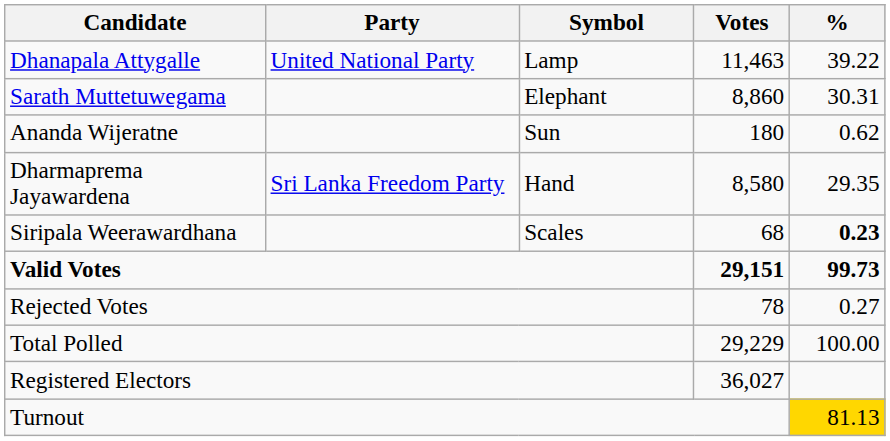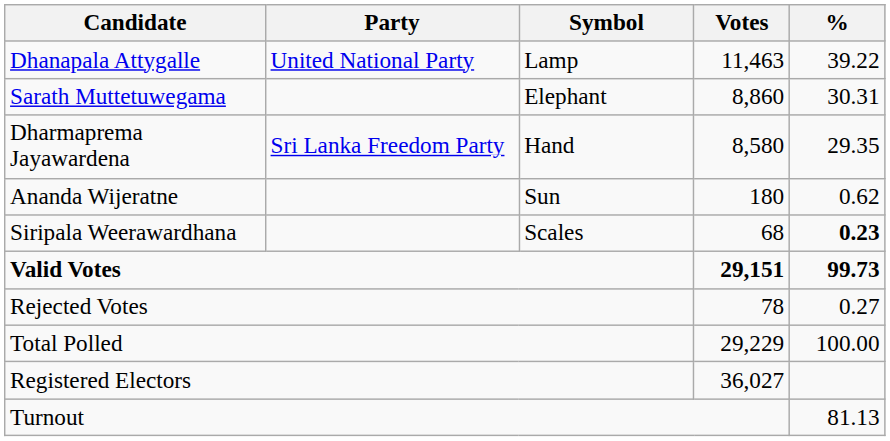rows swapped: (76, 183) <-> (94, 133)
(853, 416) gold background -> (853, 416) no background
